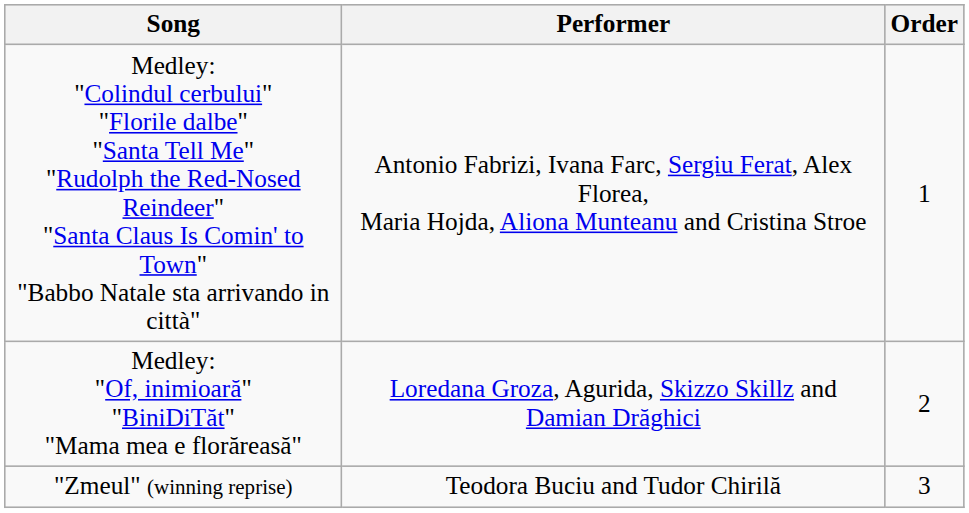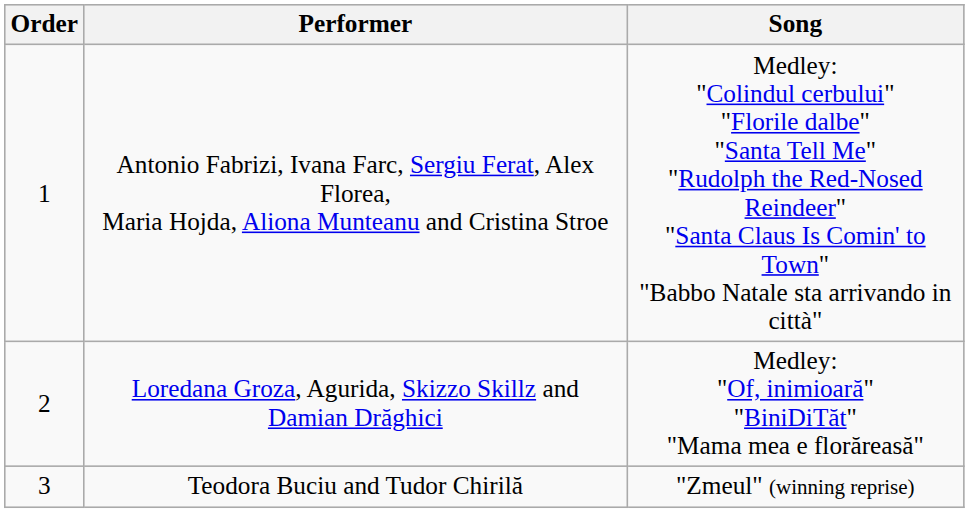columns swapped: (924, 24) <-> (173, 24)
